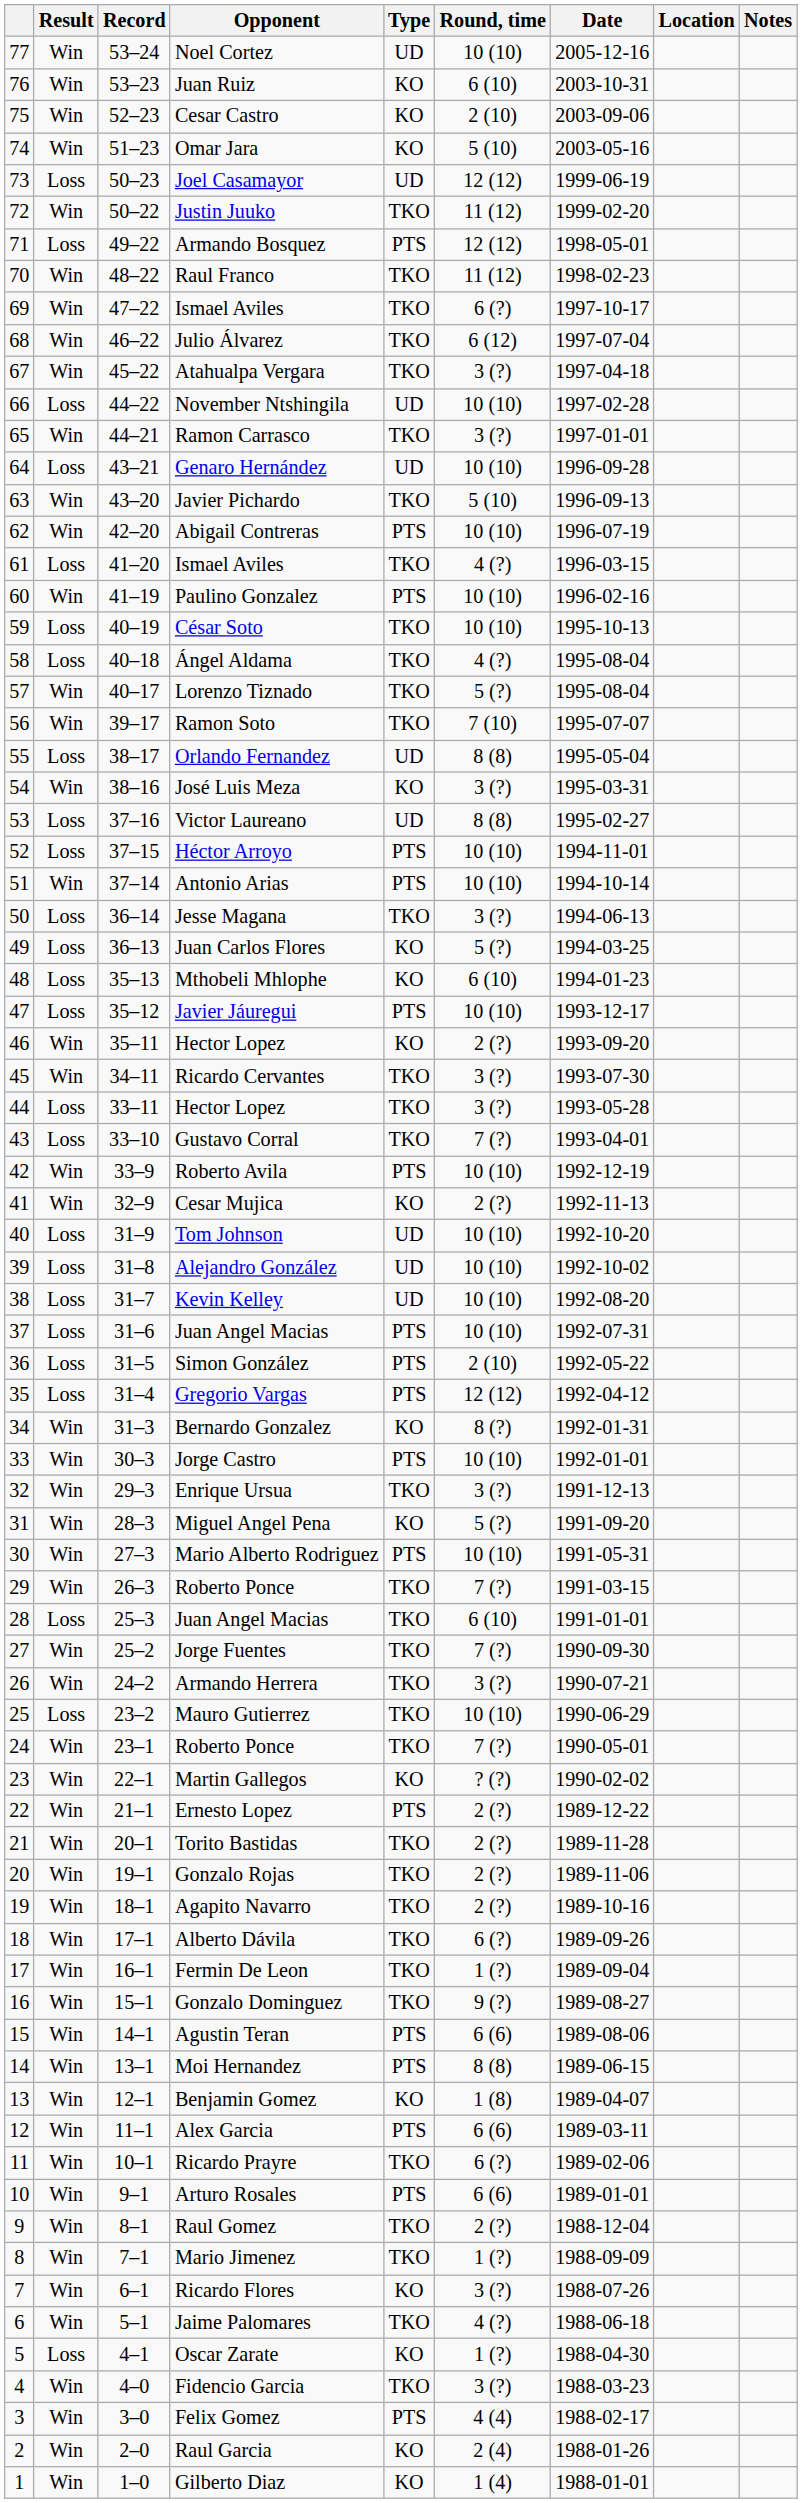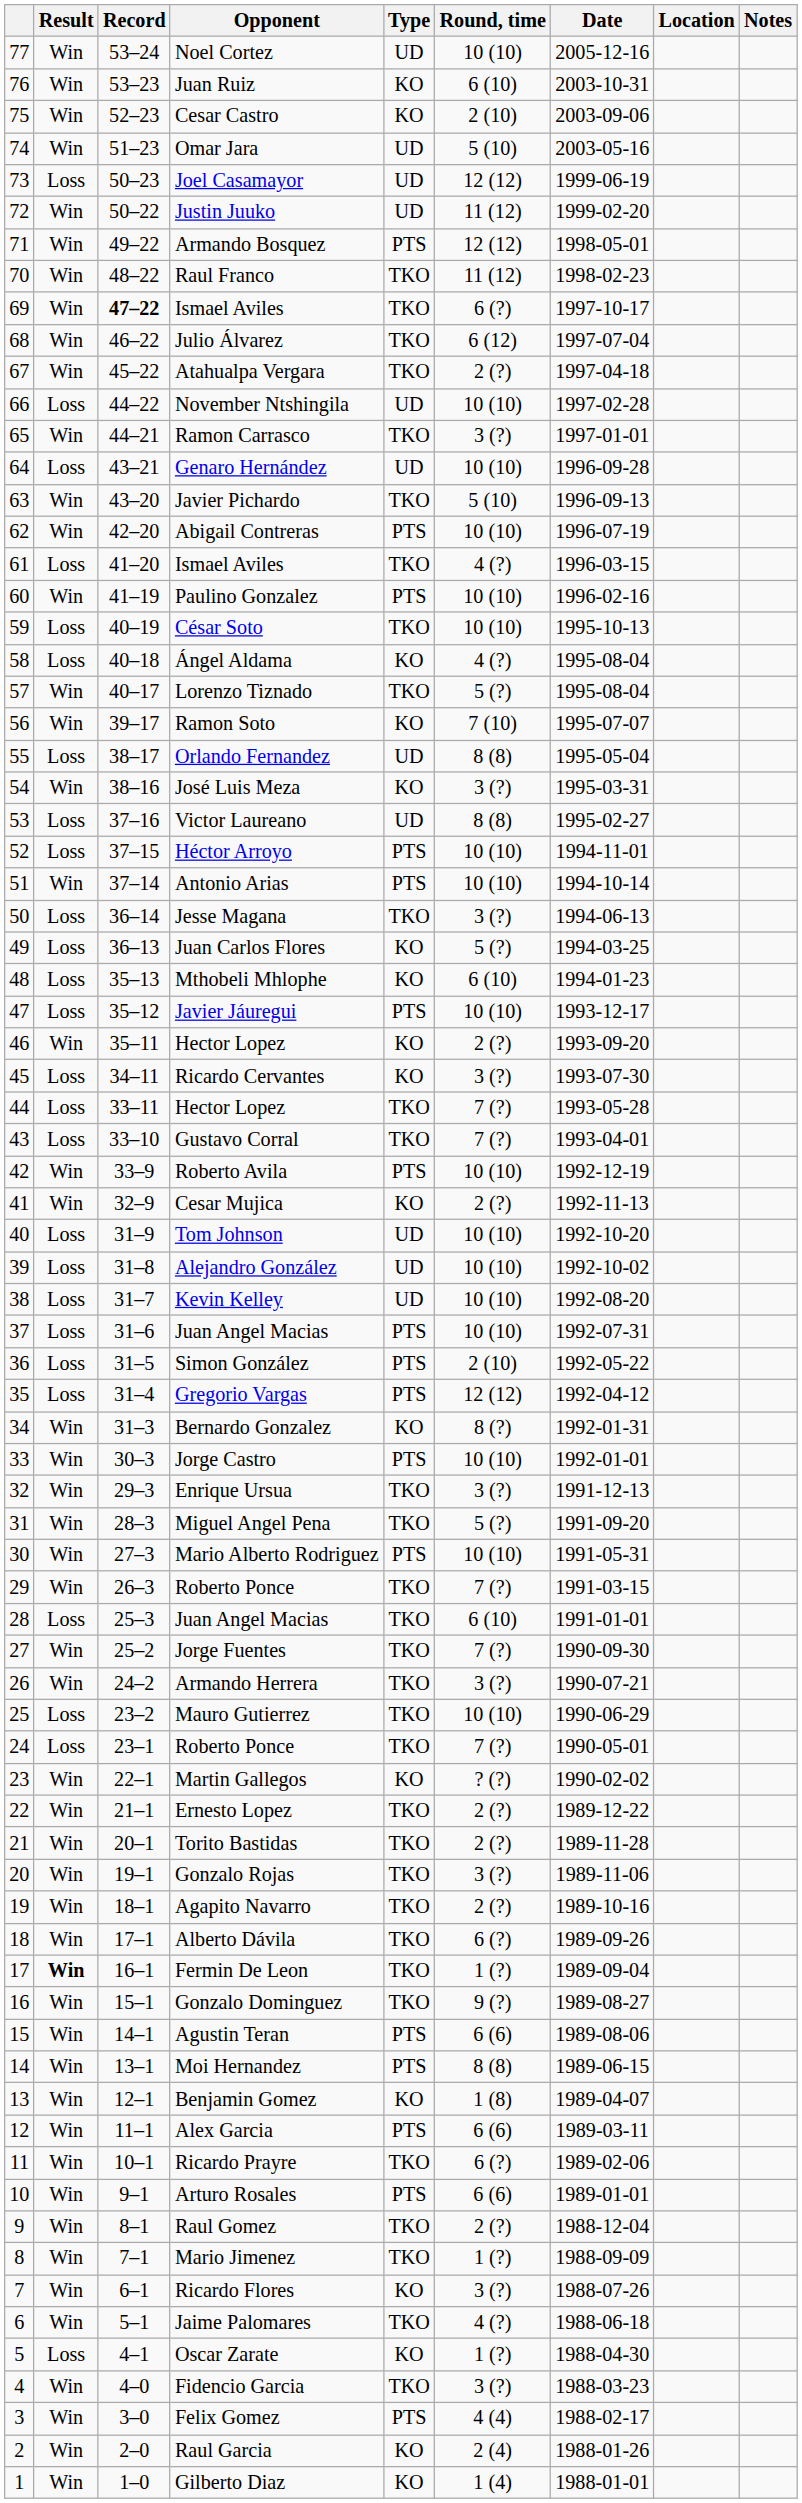(409, 148) KO -> (409, 148) UD
(409, 212) TKO -> (409, 212) UD
(66, 244) Loss -> (66, 244) Win
(134, 308) normal -> (134, 308) bold
(493, 372) 3 (?) -> (493, 372) 2 (?)
(409, 659) TKO -> (409, 659) KO
(409, 723) TKO -> (409, 723) KO
(66, 1075) Win -> (66, 1075) Loss
(409, 1075) TKO -> (409, 1075) KO
(493, 1107) 3 (?) -> (493, 1107) 7 (?)
(409, 1523) KO -> (409, 1523) TKO
(66, 1747) Win -> (66, 1747) Loss
(409, 1810) PTS -> (409, 1810) TKO
(493, 1874) 2 (?) -> (493, 1874) 3 (?)
(66, 1970) normal -> (66, 1970) bold
